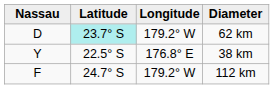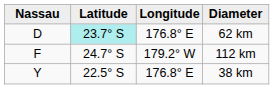(170, 34) 179.2° W -> (170, 34) 176.8° E
rows swapped: (236, 73) <-> (236, 53)
